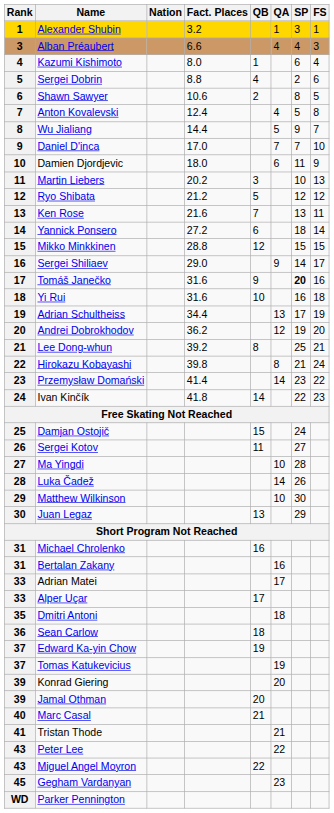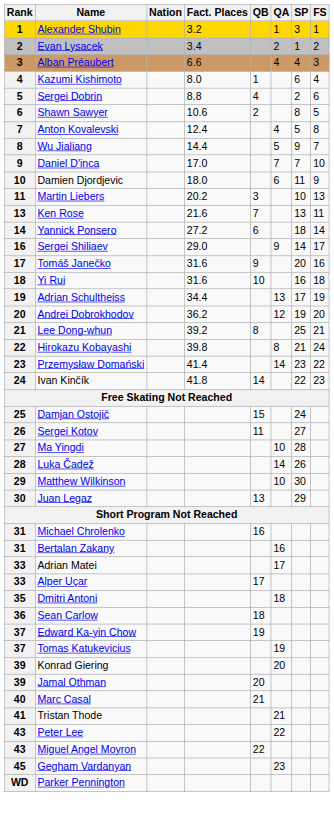+ row: (70, 46)
- row: (66, 197)
- row: (76, 247)
(300, 280) bold -> (300, 264) normal
